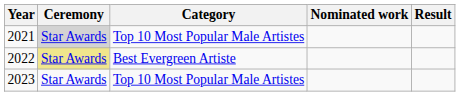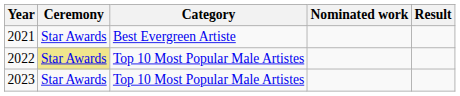(74, 36) lightgrey background -> (74, 36) no background
(209, 36) Top 10 Most Popular Male Artistes -> (174, 36) Best Evergreen Artiste
(174, 58) Best Evergreen Artiste -> (209, 58) Top 10 Most Popular Male Artistes
